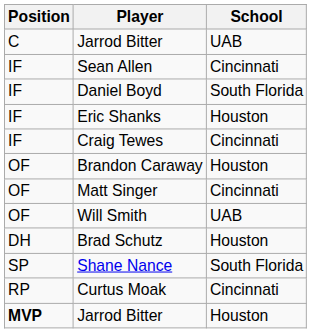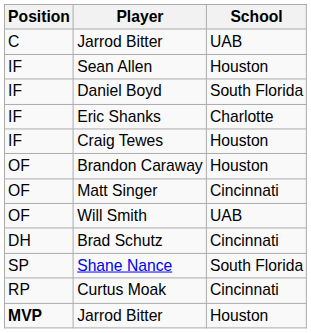(244, 66) Cincinnati -> (239, 66) Houston
(239, 116) Houston -> (242, 116) Charlotte
(244, 141) Cincinnati -> (239, 141) Houston
(239, 240) Houston -> (244, 240) Cincinnati
